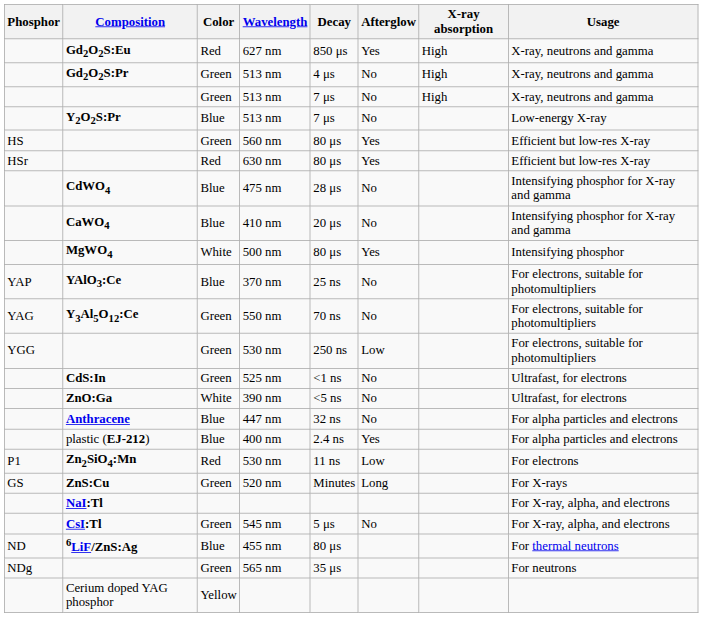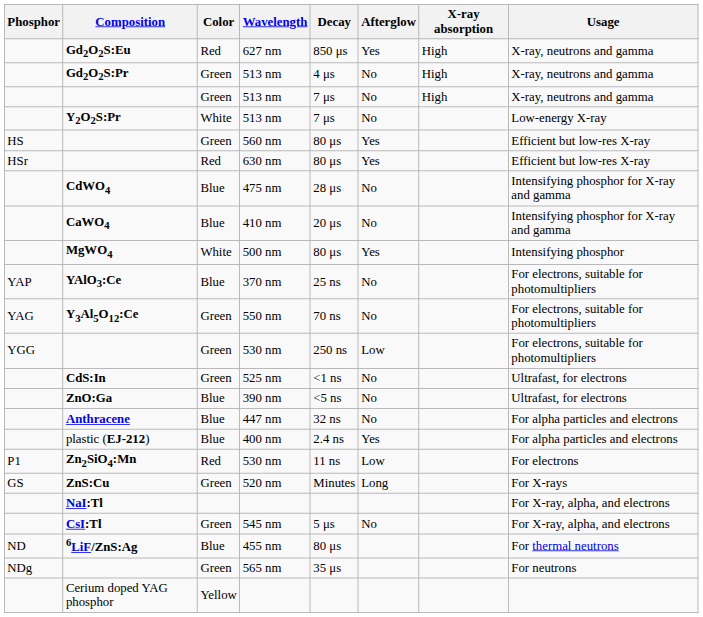(212, 118) Blue -> (216, 118) White
(216, 398) White -> (212, 398) Blue
